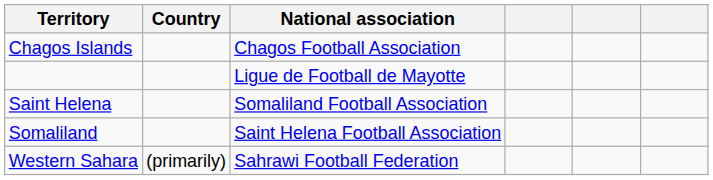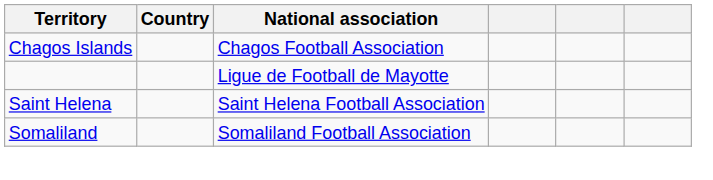(361, 104) Somaliland Football Association -> (351, 104) Saint Helena Football Association
(368, 133) Saint Helena Football Association -> (344, 133) Somaliland Football Association
- row: (73, 161)
